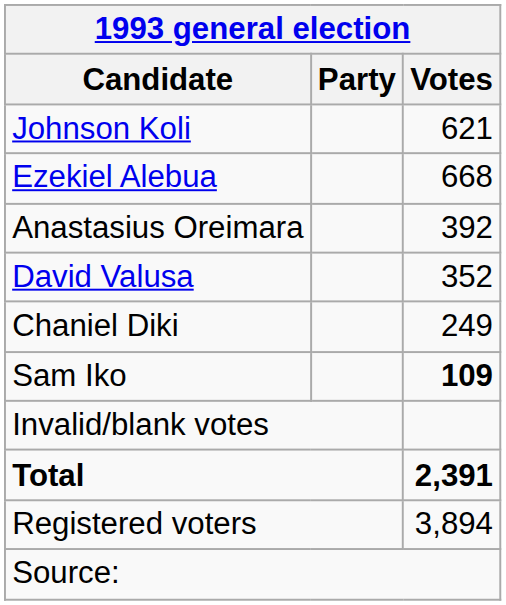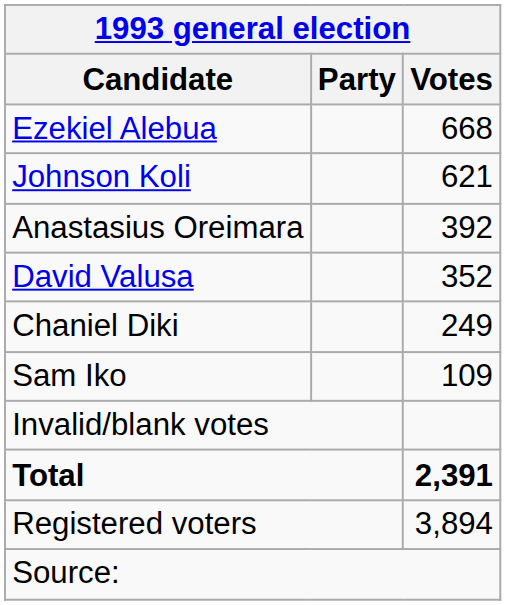rows swapped: (115, 177) <-> (102, 128)
(467, 375) bold -> (467, 375) normal
